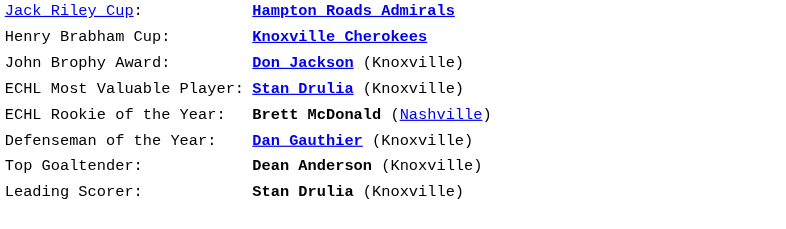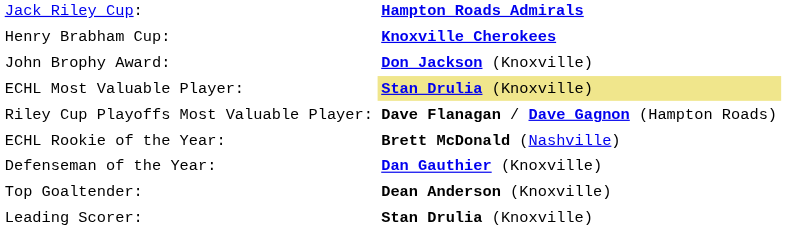(358, 88) no background -> (487, 88) khaki background
+ row: (189, 114)
